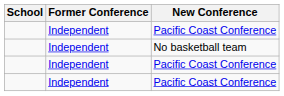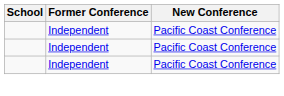- row: (25, 47)
